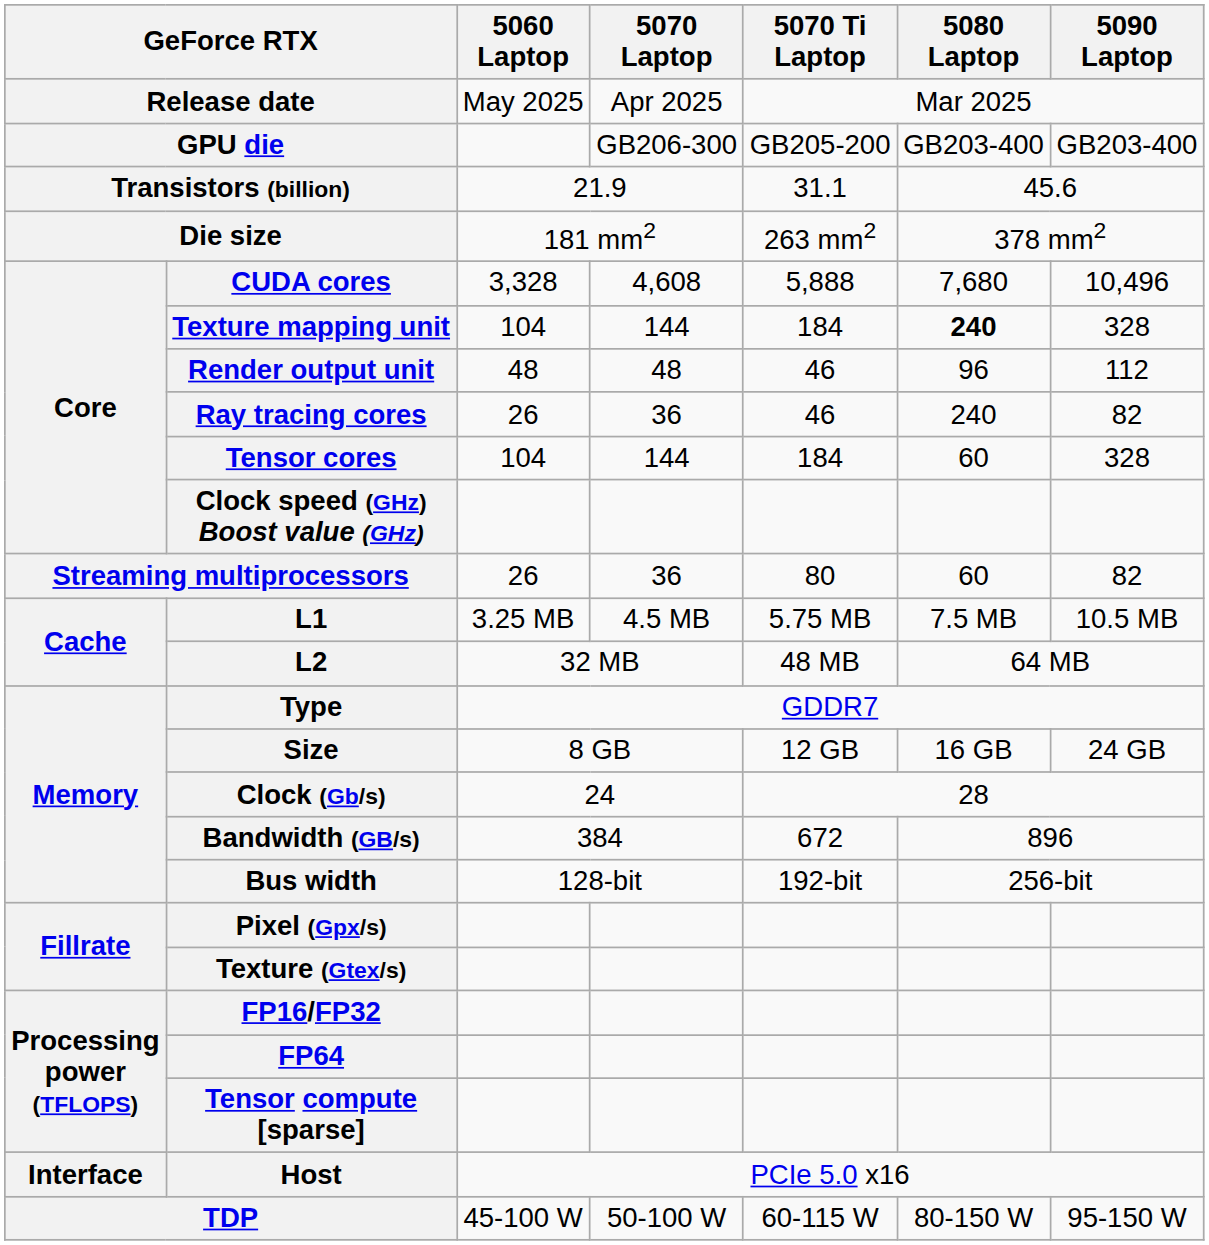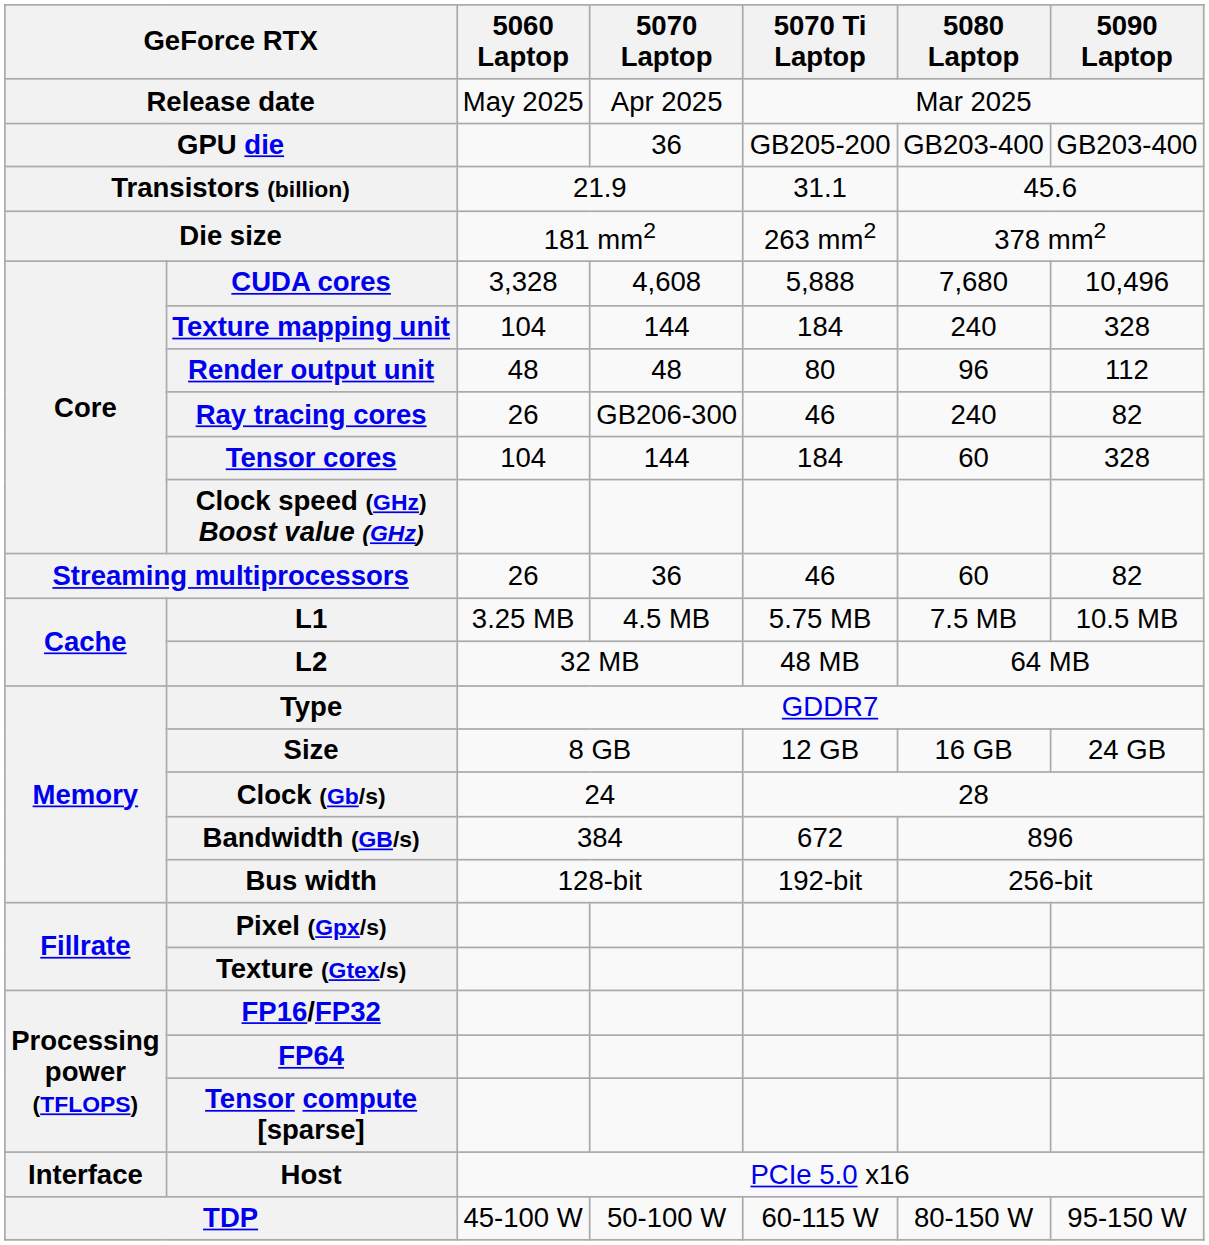(667, 144) GB206-300 -> (667, 144) 36
(974, 326) bold -> (974, 326) normal
(820, 370) 46 -> (820, 370) 80
(667, 413) 36 -> (667, 413) GB206-300
(820, 575) 80 -> (820, 575) 46
